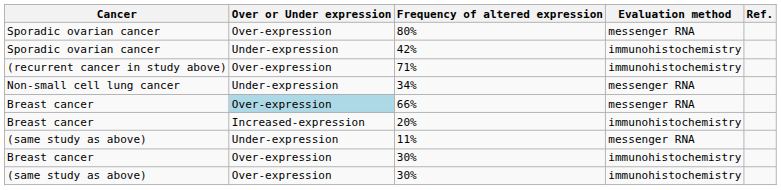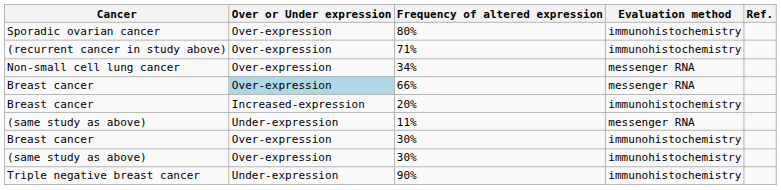(652, 31) messenger RNA -> (675, 31) immunohistochemistry
- row: (84, 49)
(285, 85) Under-expression -> (282, 67) Over-expression
+ row: (104, 176)
